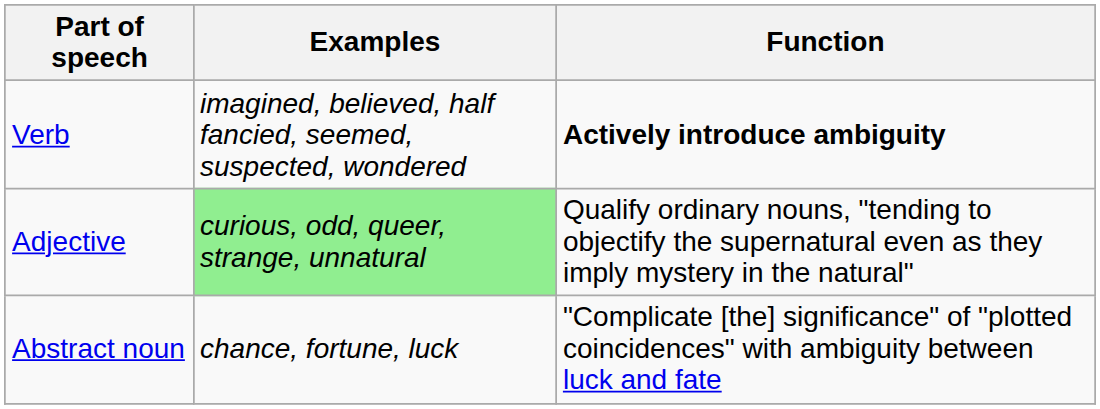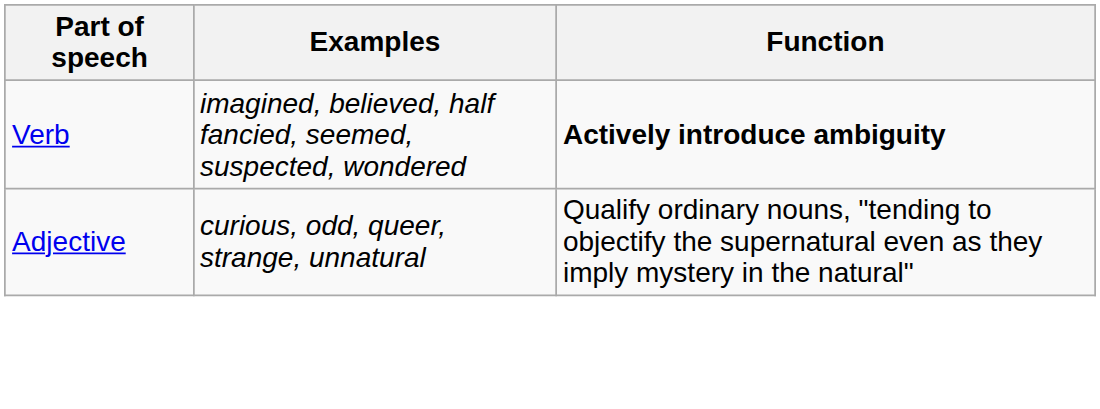(323, 241) lightgreen background -> (323, 241) no background
- row: (98, 348)
